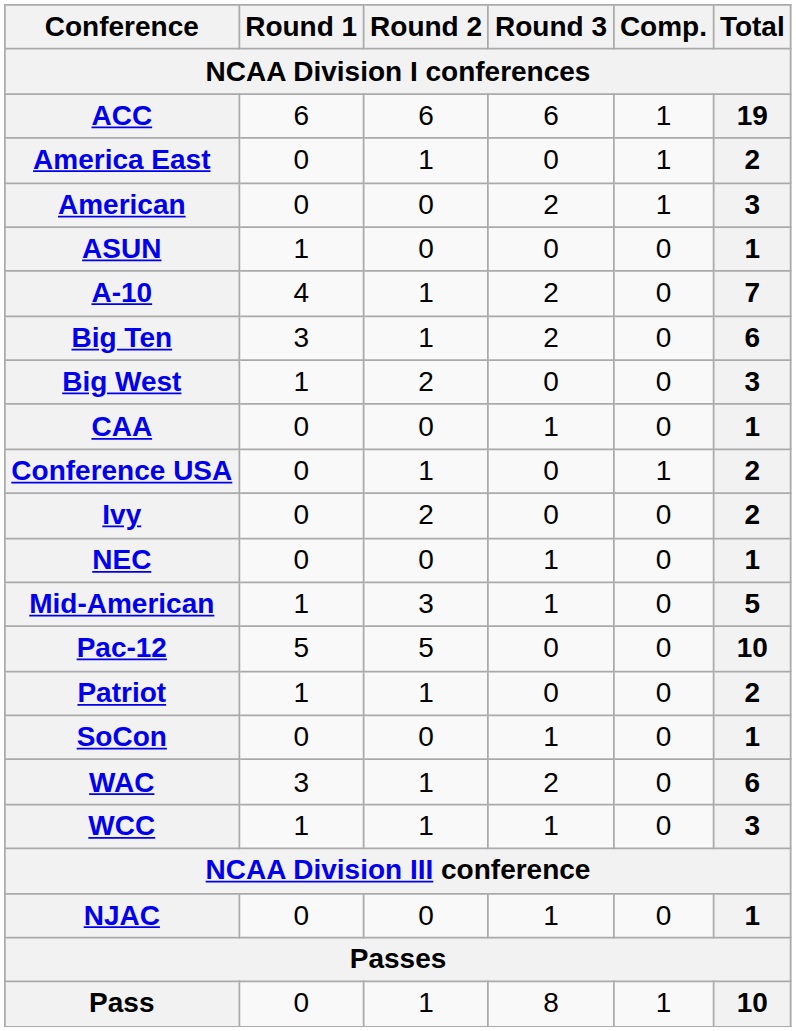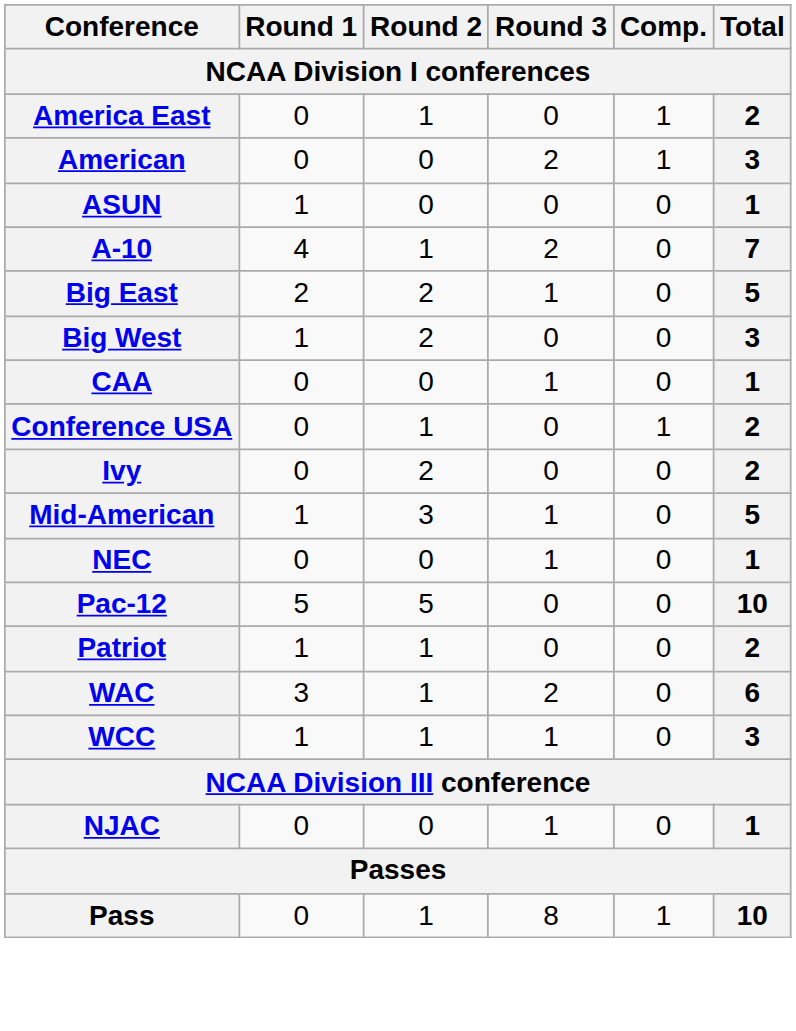- row: (122, 115)
+ row: (122, 293)
- row: (122, 337)
rows swapped: (122, 603) <-> (122, 559)
- row: (122, 737)
